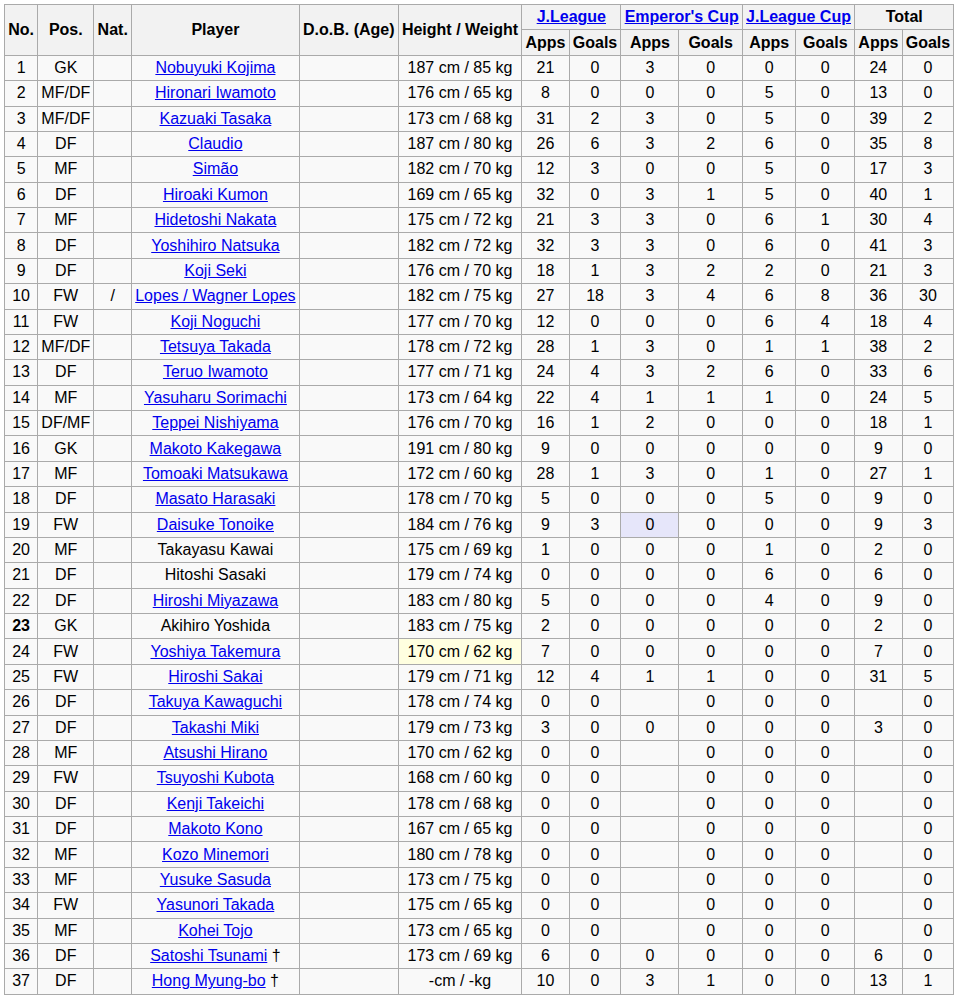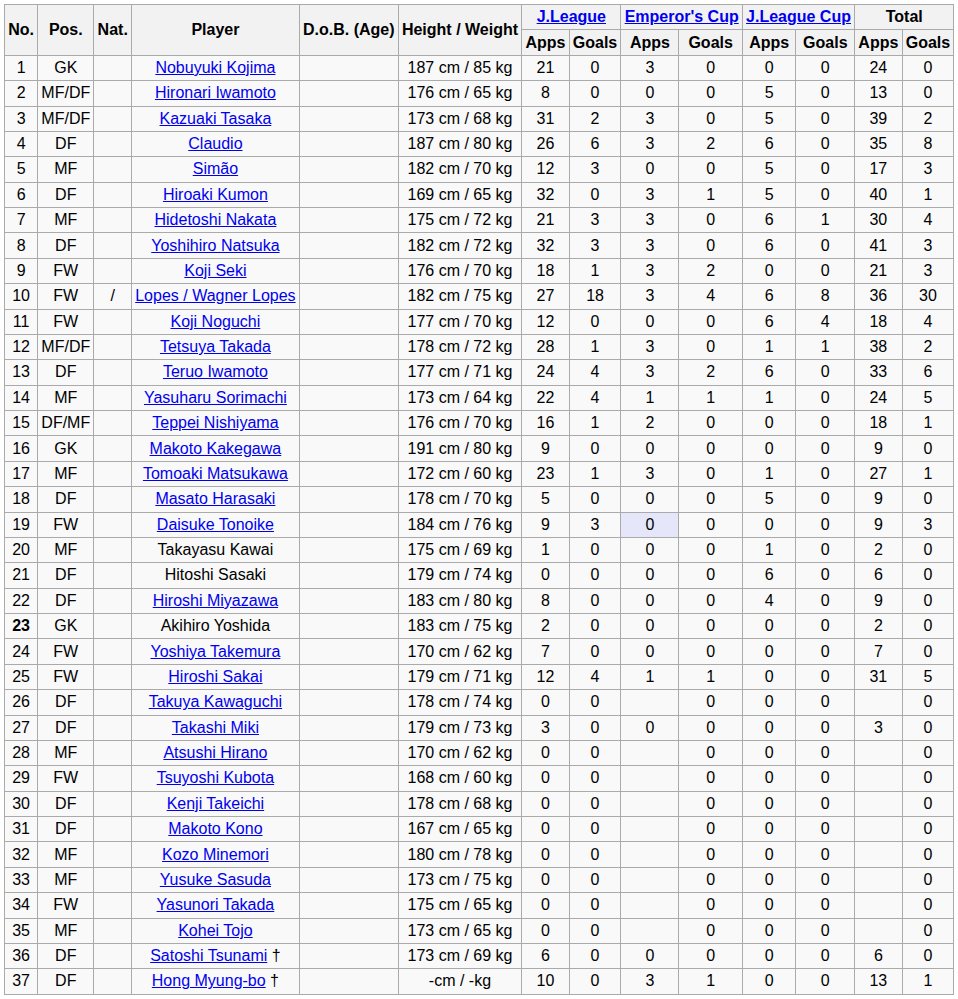(66, 270) DF -> (66, 270) FW
(769, 270) 2 -> (769, 270) 0
(545, 473) 28 -> (545, 473) 23
(545, 600) 5 -> (545, 600) 8
(460, 651) lightyellow background -> (460, 651) no background
